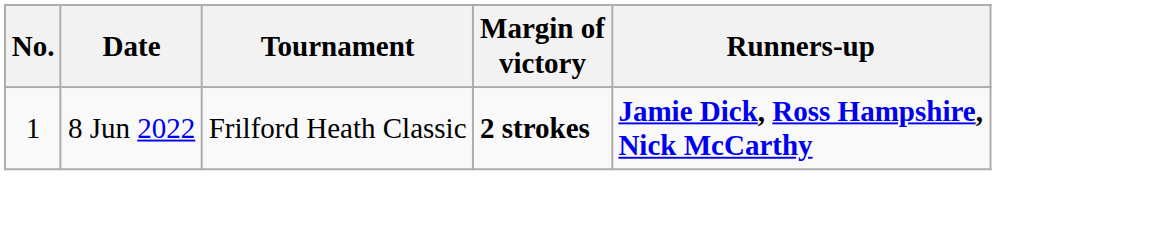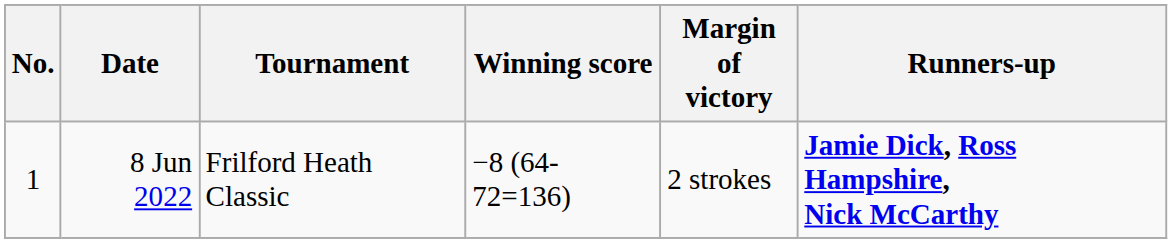+ column: (563, 63)
(535, 128) bold -> (719, 179) normal
